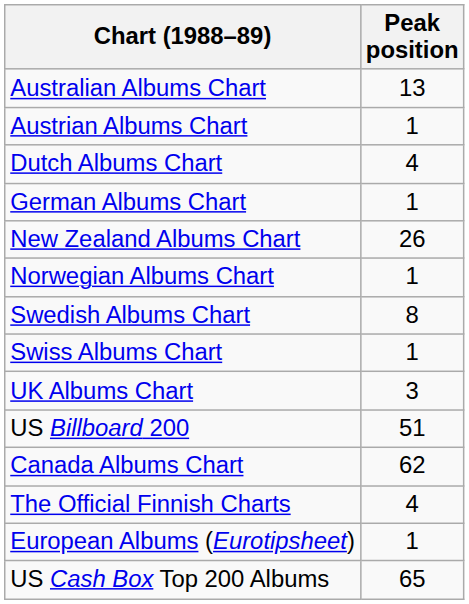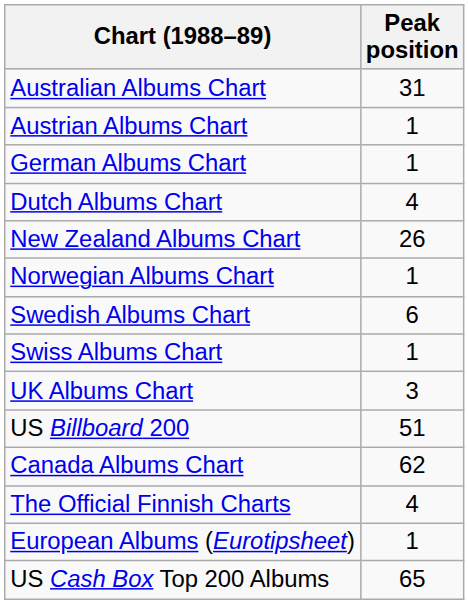(412, 88) 13 -> (412, 88) 31
rows swapped: (116, 163) <-> (128, 201)
(412, 314) 8 -> (412, 314) 6
